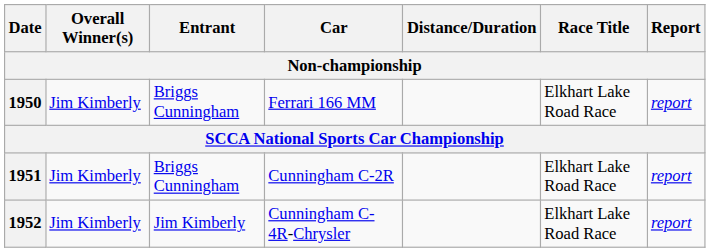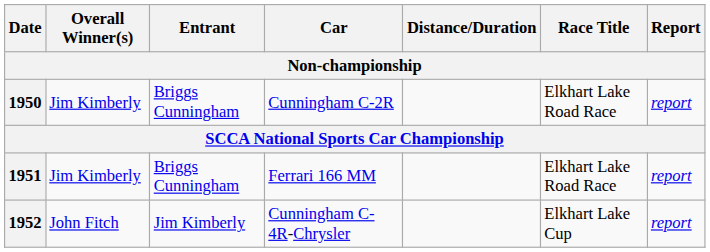(322, 102) Ferrari 166 MM -> (331, 102) Cunningham C-2R
(331, 176) Cunningham C-2R -> (322, 176) Ferrari 166 MM
(95, 223) Jim Kimberly -> (84, 223) John Fitch
(587, 223) Elkhart Lake Road Race -> (587, 223) Elkhart Lake Cup
